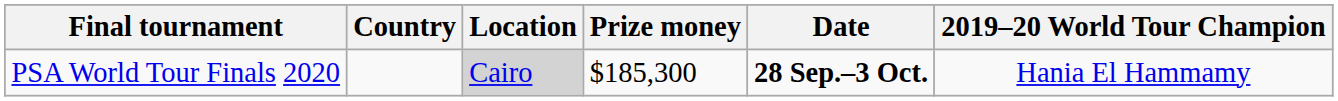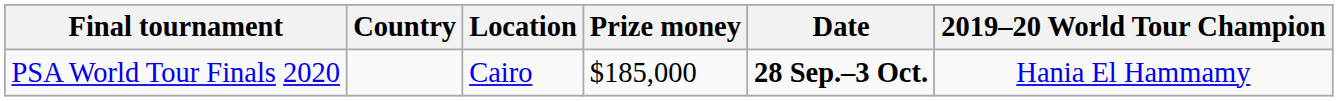(501, 72) lightgrey background -> (501, 72) no background
(643, 72) $185,300 -> (643, 72) $185,000
